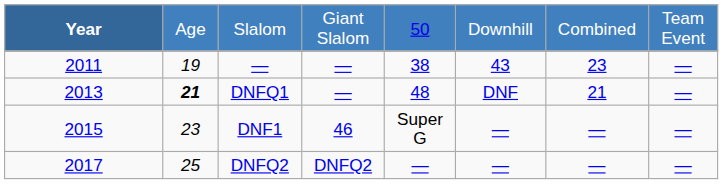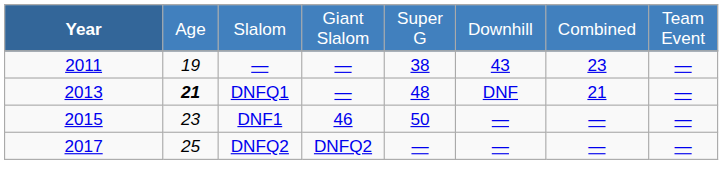(420, 28) 50 -> (420, 28) Super G
(420, 129) Super G -> (420, 119) 50
